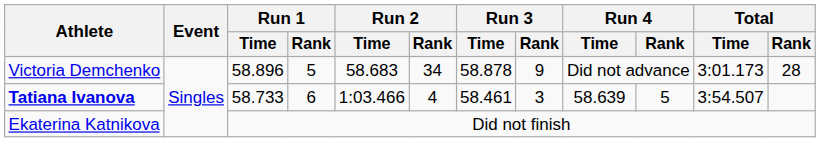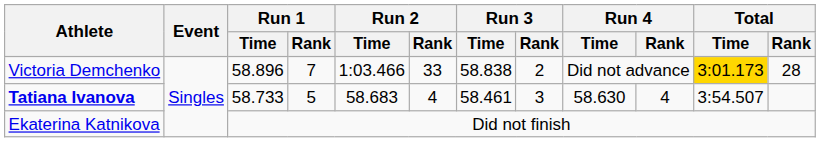(311, 71) 5 -> (311, 71) 7
(372, 71) 58.683 -> (372, 71) 1:03.466
(432, 71) 34 -> (432, 71) 33
(486, 71) 58.878 -> (486, 71) 58.838
(539, 71) 9 -> (539, 71) 2
(731, 71) no background -> (731, 71) gold background
(311, 97) 6 -> (311, 97) 5
(372, 97) 1:03.466 -> (372, 97) 58.683
(600, 97) 58.639 -> (600, 97) 58.630
(665, 97) 5 -> (665, 97) 4
